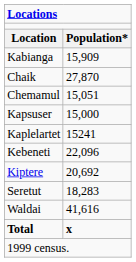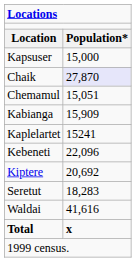rows swapped: (29, 114) <-> (30, 57)
(82, 76) no background -> (82, 76) lavender background
